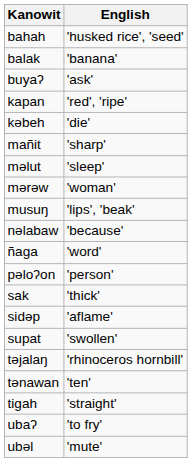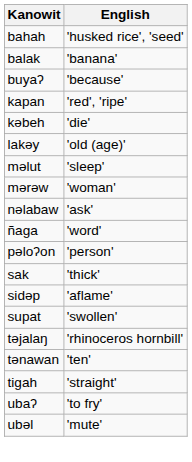(80, 79) 'ask' -> (95, 79) 'because'
+ row: (23, 144)
- row: (24, 144)
- row: (28, 209)
(95, 230) 'because' -> (80, 209) 'ask'
